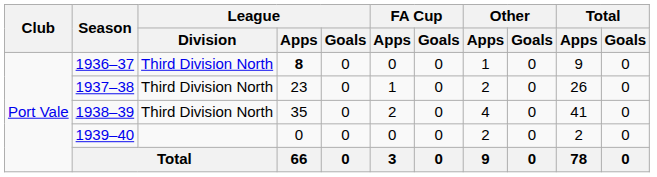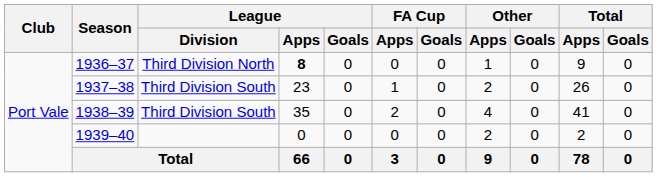(207, 87) Third Division North -> (208, 87) Third Division South
(207, 111) Third Division North -> (208, 111) Third Division South
